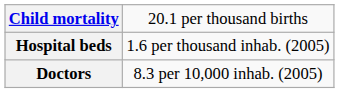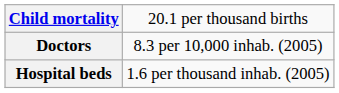rows swapped: (64, 73) <-> (64, 46)
